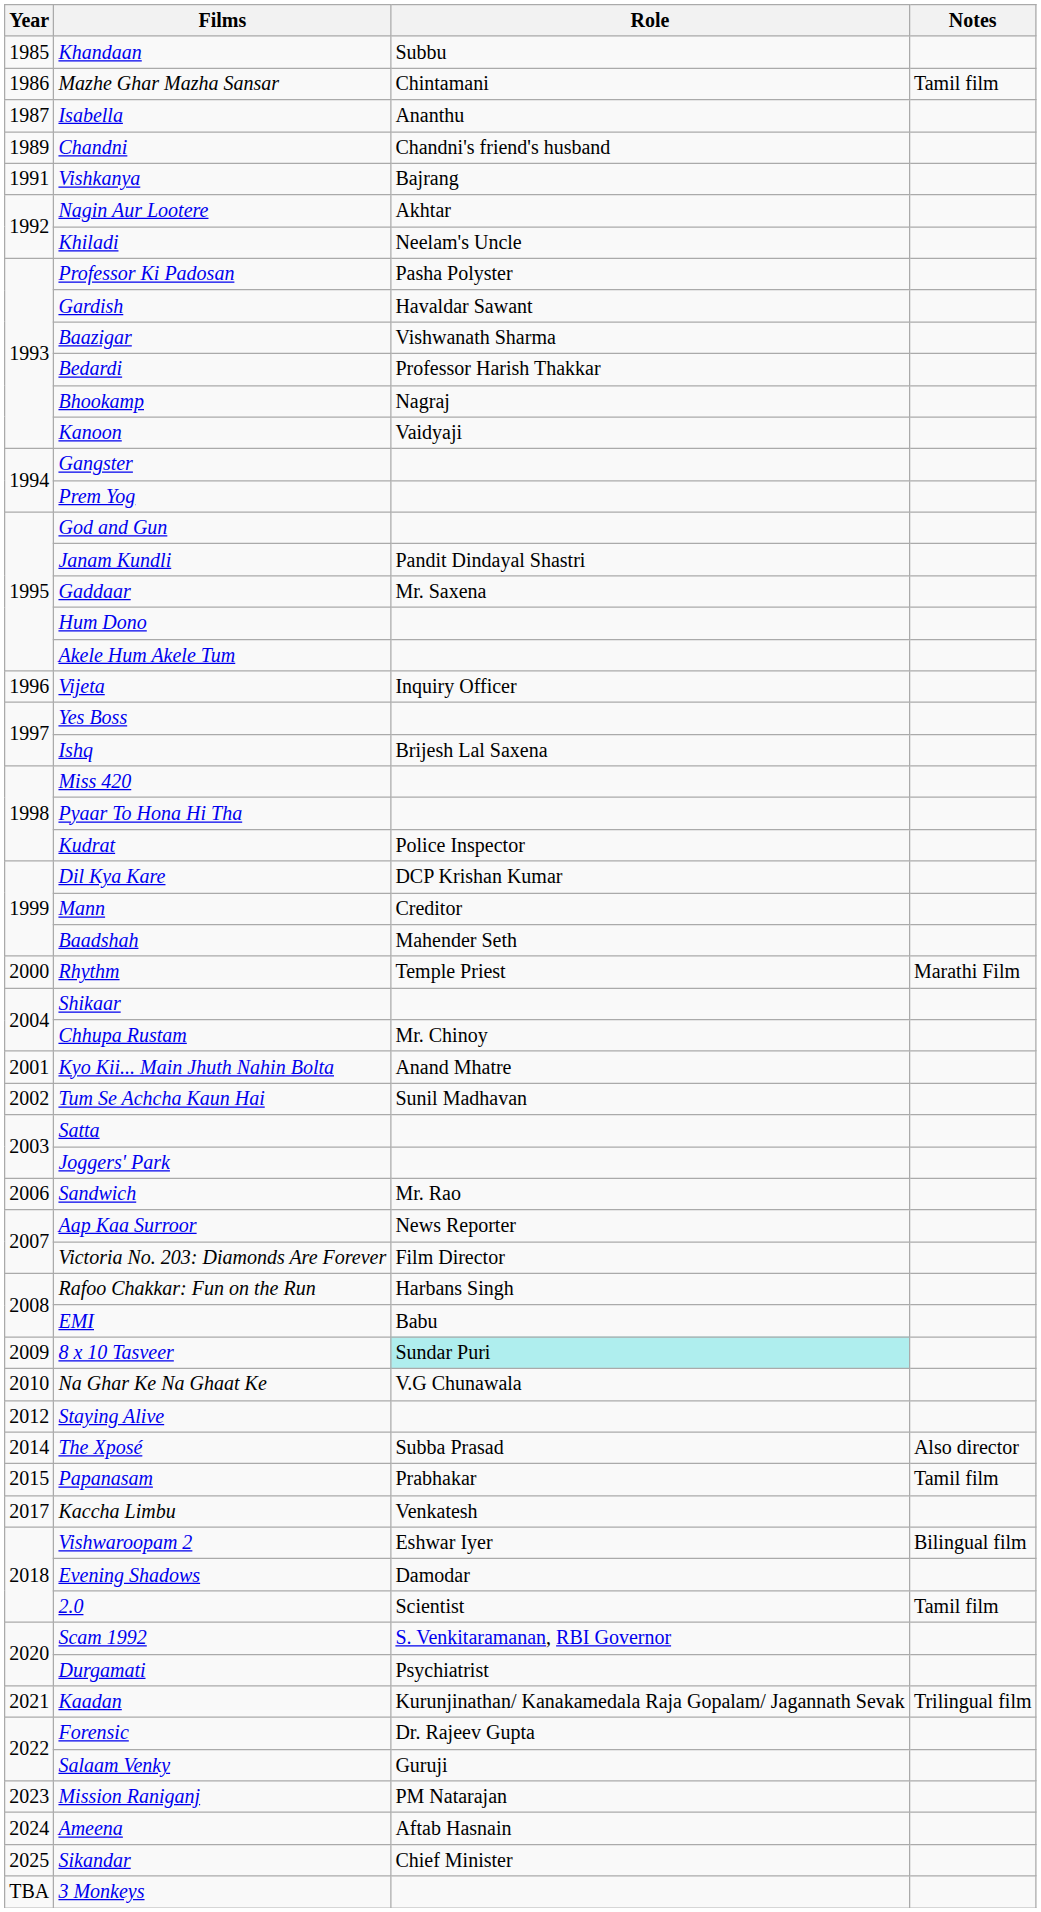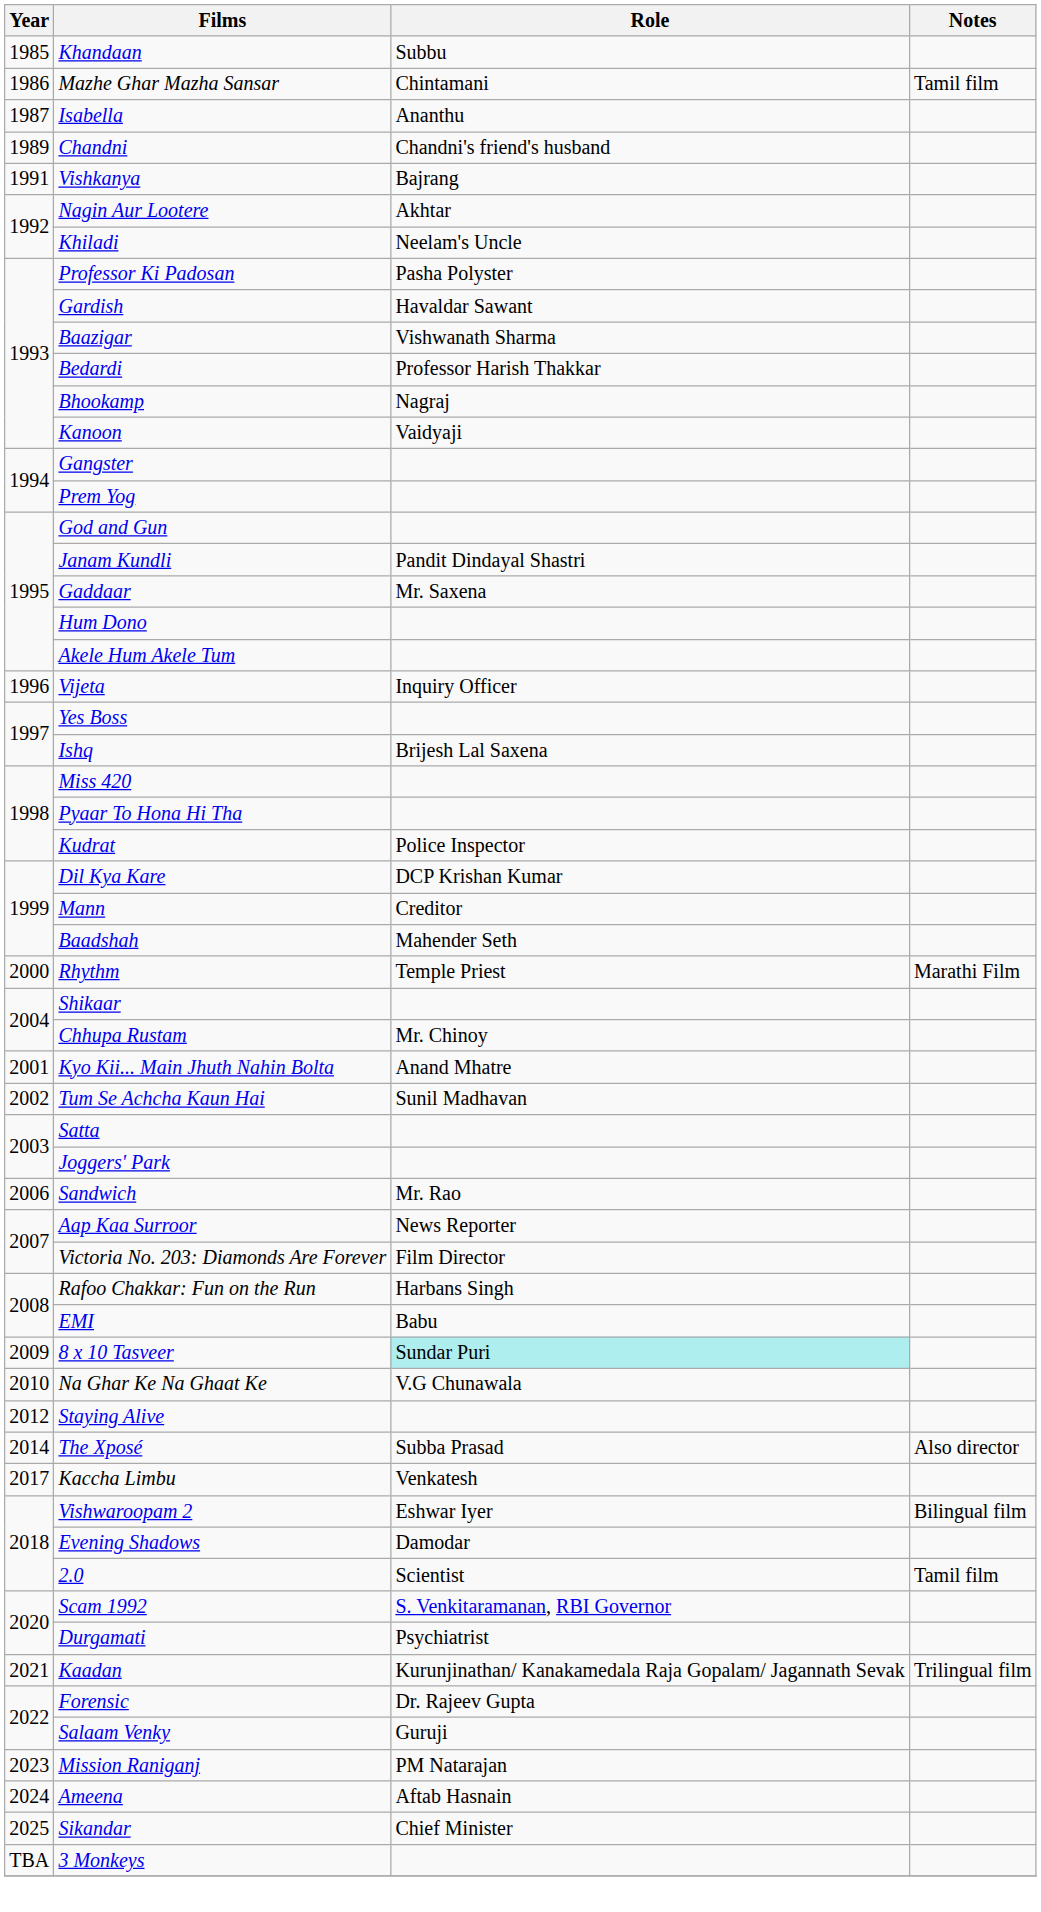- row: (106, 1479)
